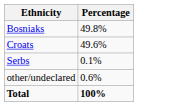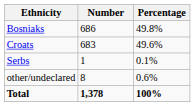+ column: (106, 12)
